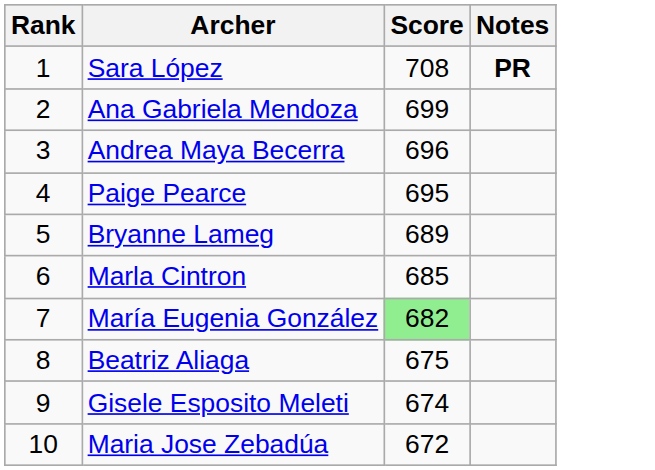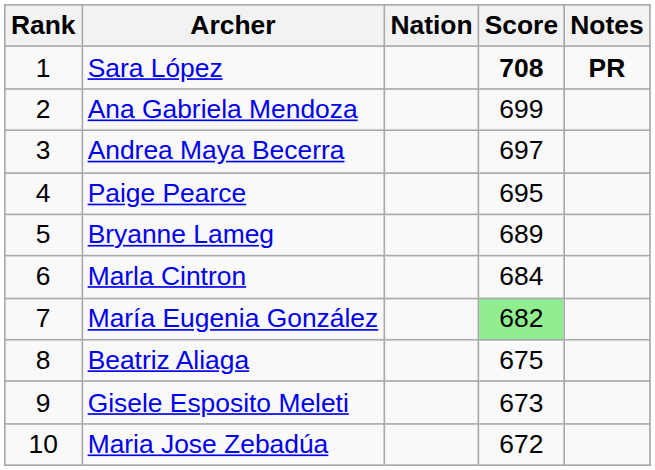+ column: (431, 25)
(427, 67) normal -> (521, 67) bold
(427, 151) 696 -> (521, 151) 697
(427, 276) 685 -> (521, 276) 684
(427, 402) 674 -> (521, 402) 673
